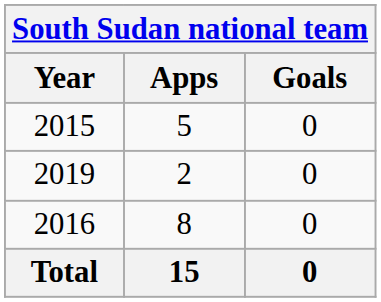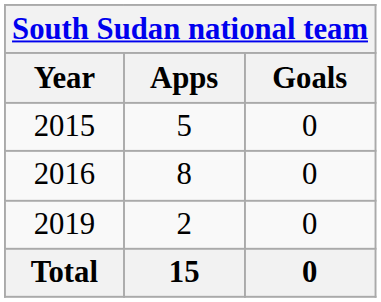rows swapped: (64, 223) <-> (64, 175)
